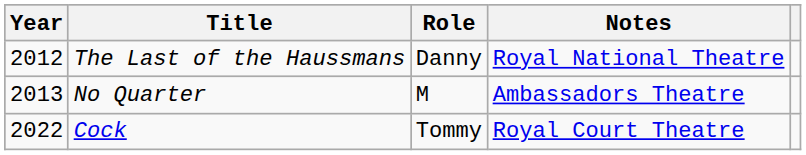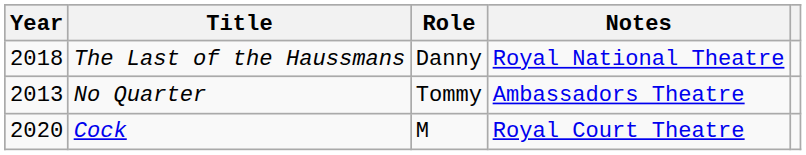(37, 59) 2012 -> (37, 59) 2018
(422, 95) M -> (449, 95) Tommy
(37, 131) 2022 -> (37, 131) 2020
(449, 131) Tommy -> (422, 131) M
